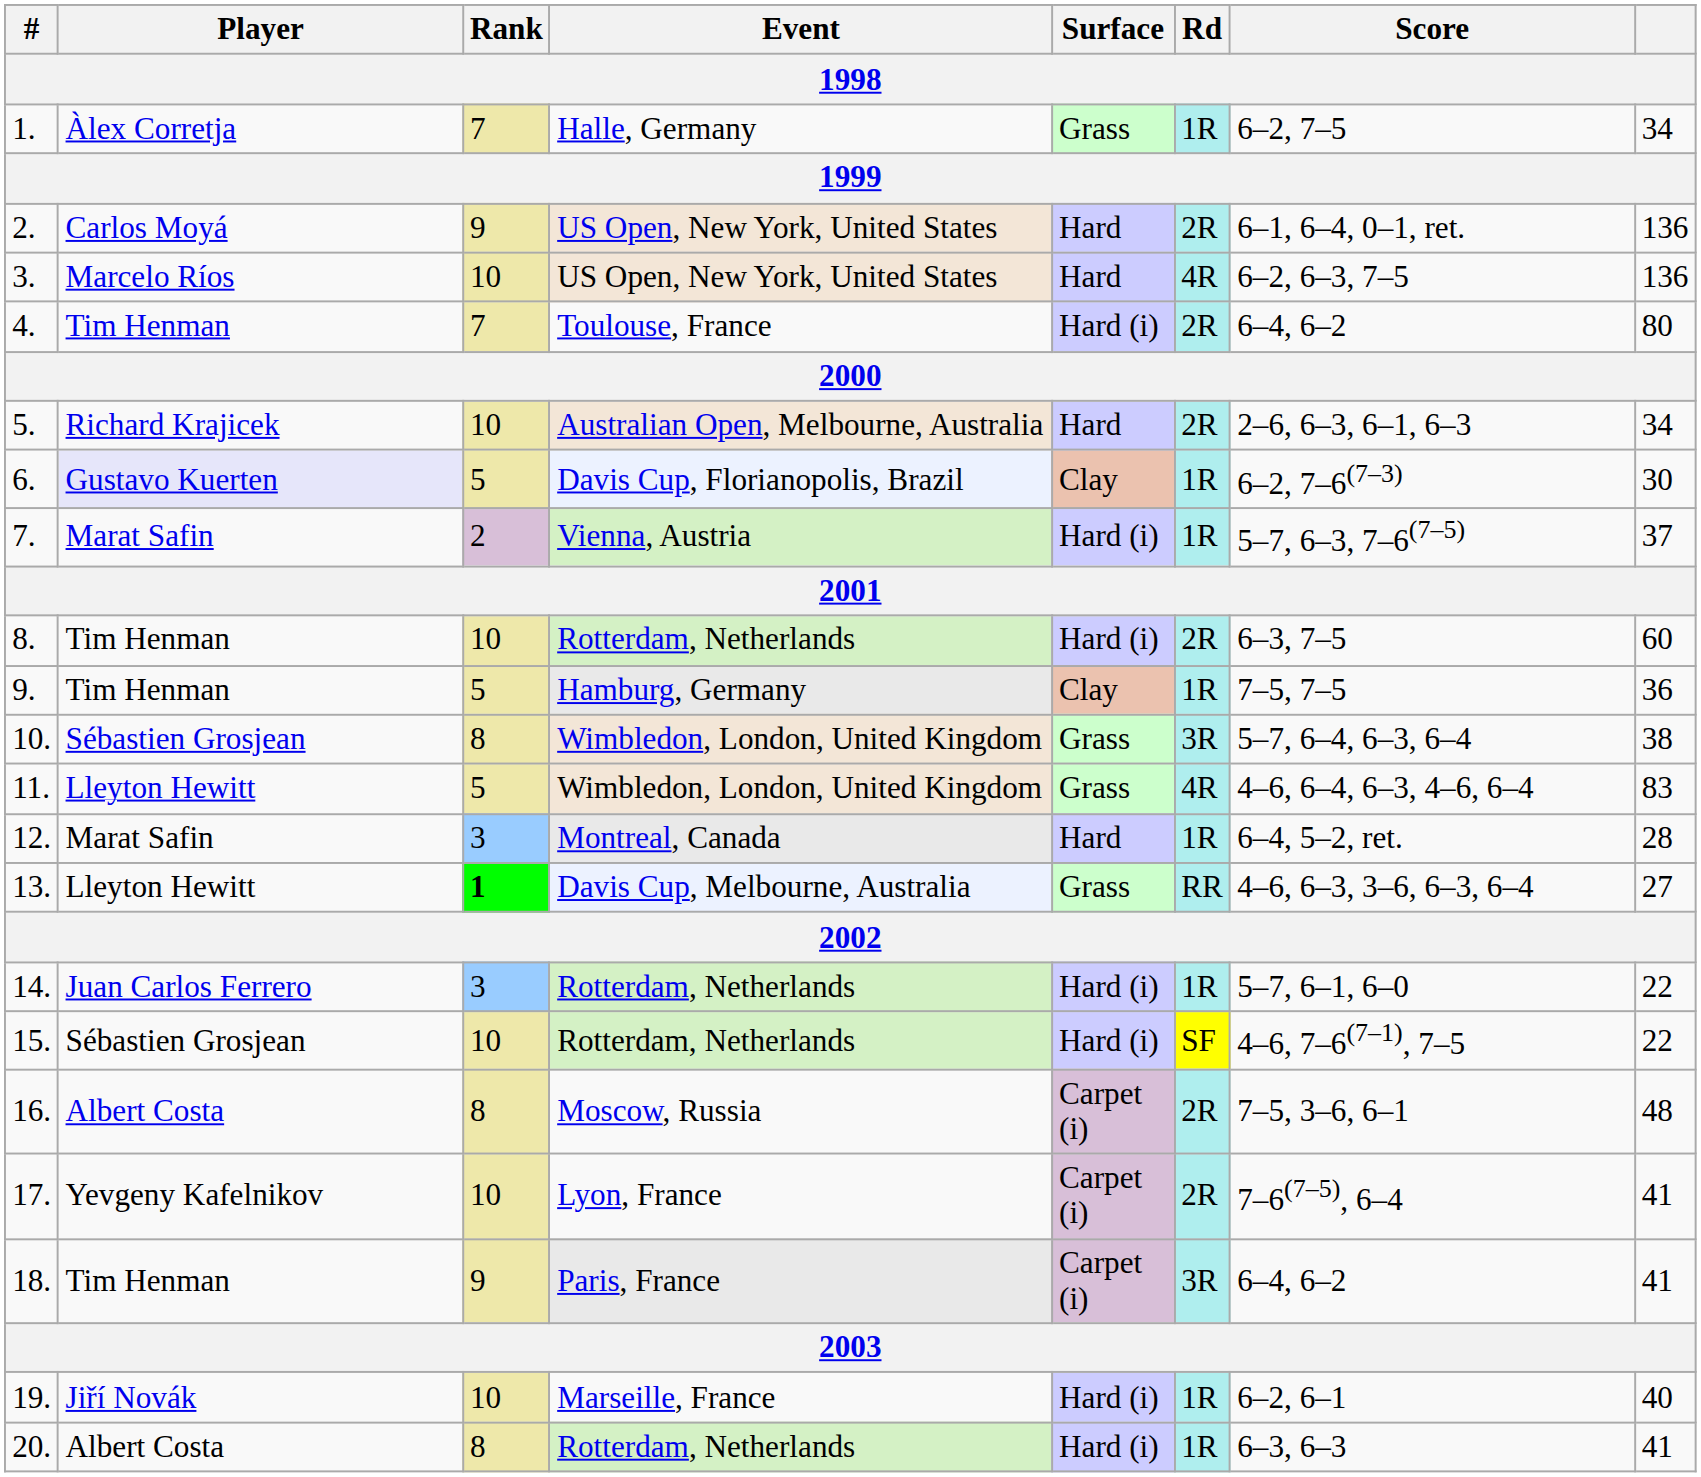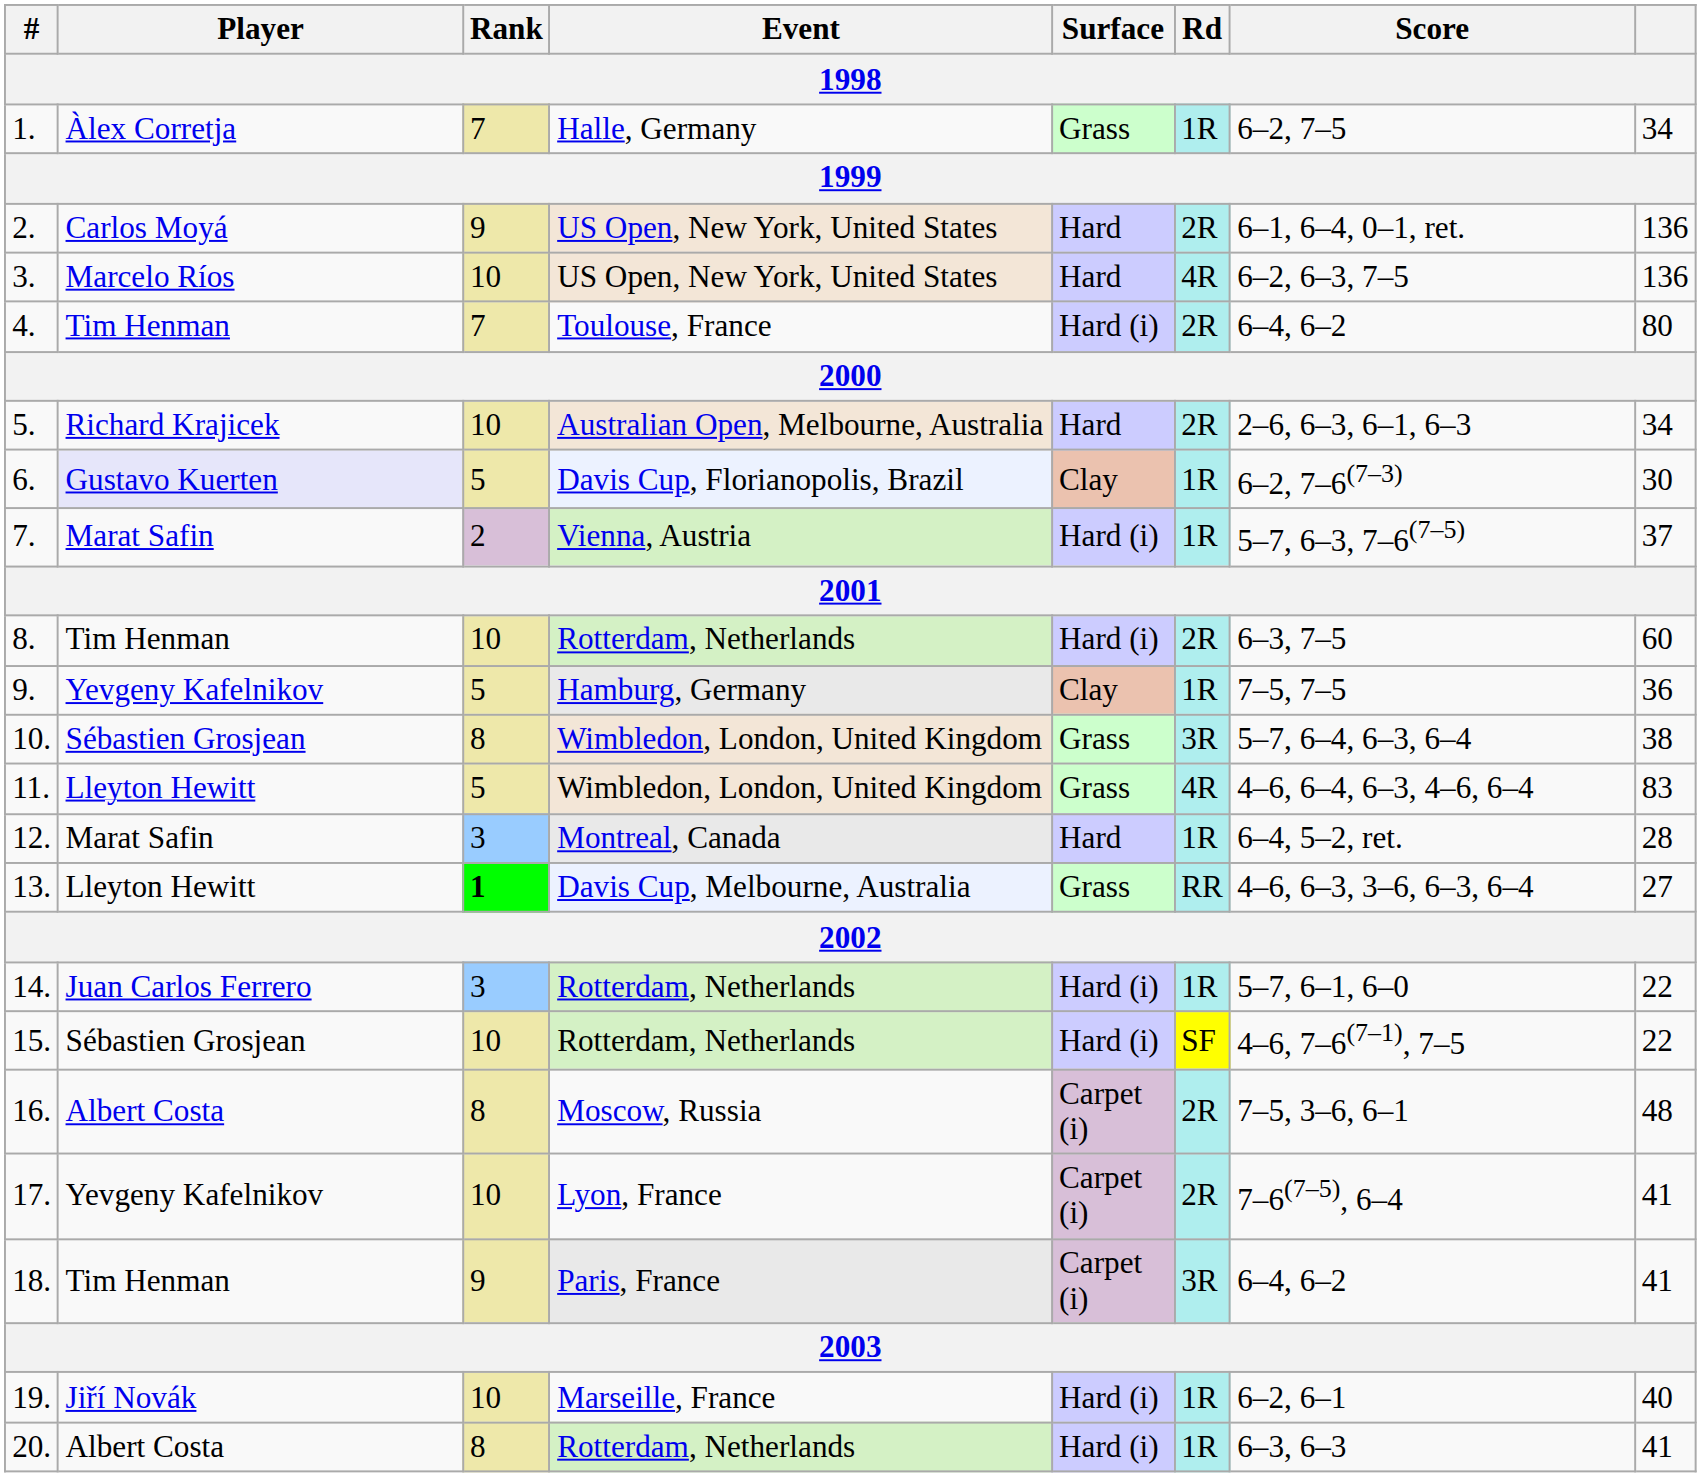(148, 689) Tim Henman -> (194, 689) Yevgeny Kafelnikov
